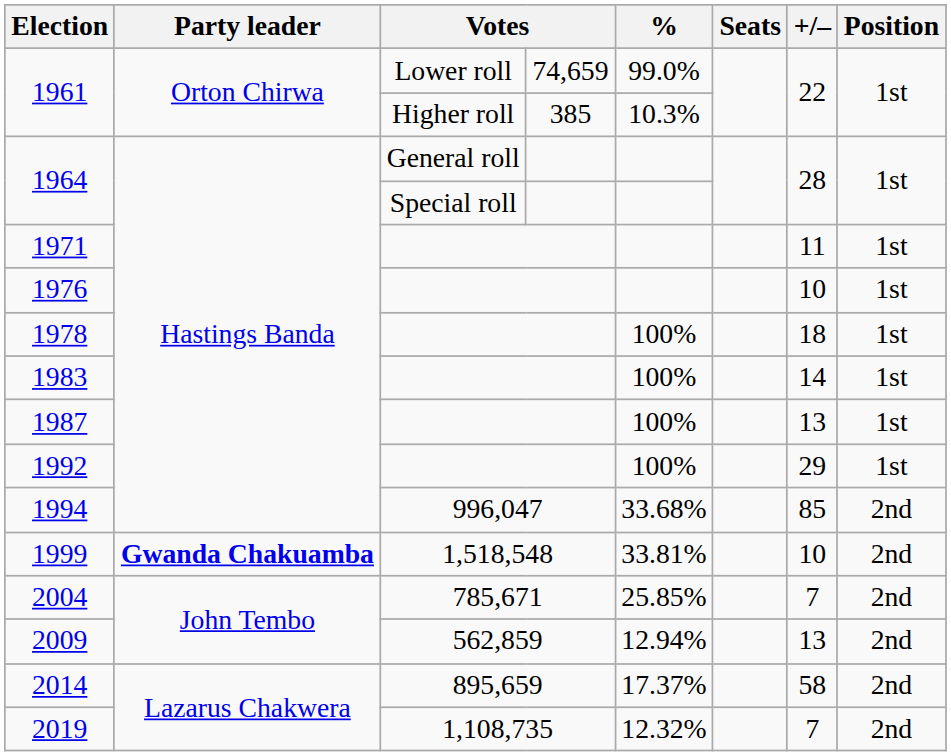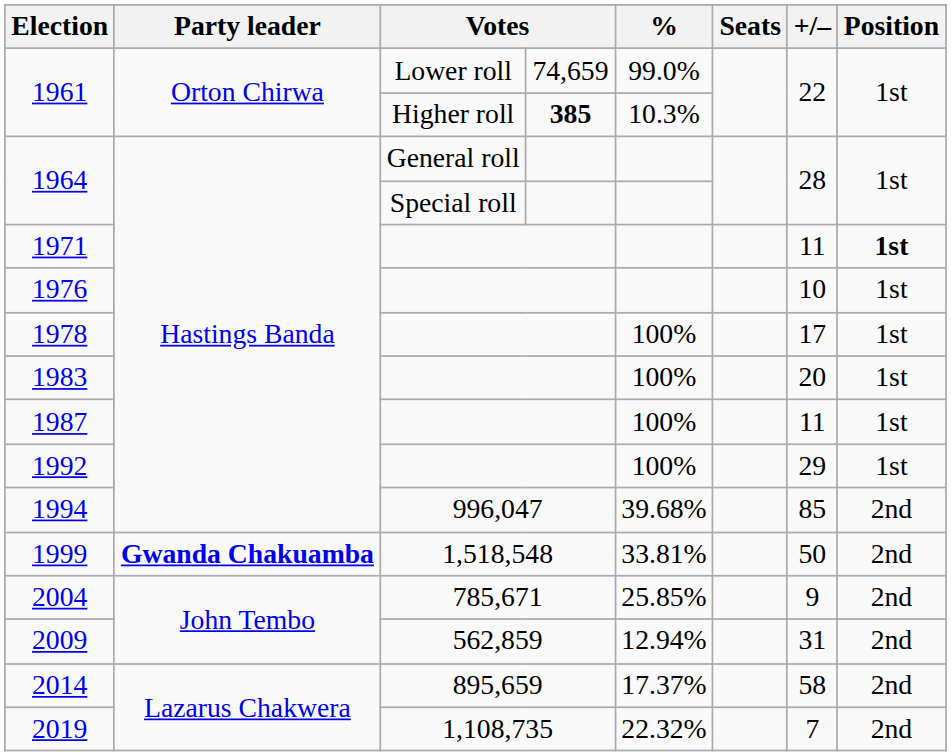(570, 114) normal -> (570, 114) bold
(891, 245) normal -> (891, 245) bold
(812, 333) 18 -> (812, 333) 17
(812, 377) 14 -> (812, 377) 20
(812, 421) 13 -> (812, 421) 11
(664, 509) 33.68% -> (664, 509) 39.68%
(812, 553) 10 -> (812, 553) 50
(812, 597) 7 -> (812, 597) 9
(812, 641) 13 -> (812, 641) 31
(664, 728) 12.32% -> (664, 728) 22.32%
